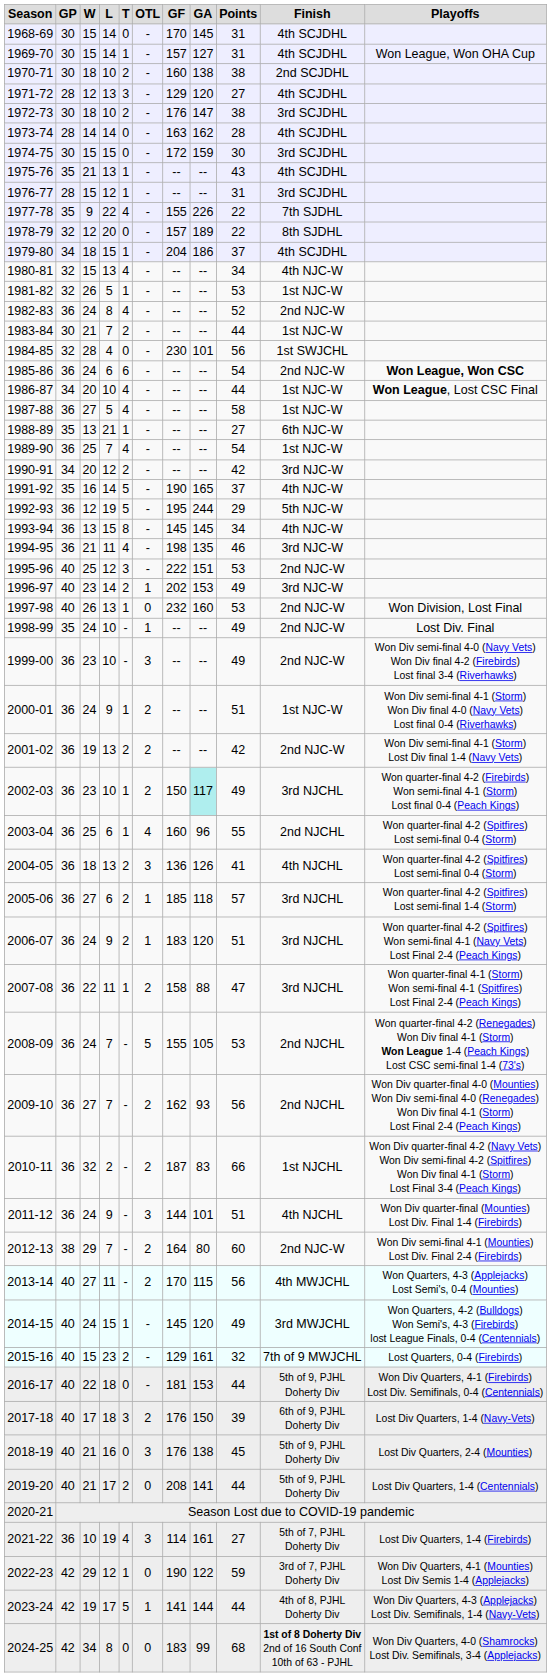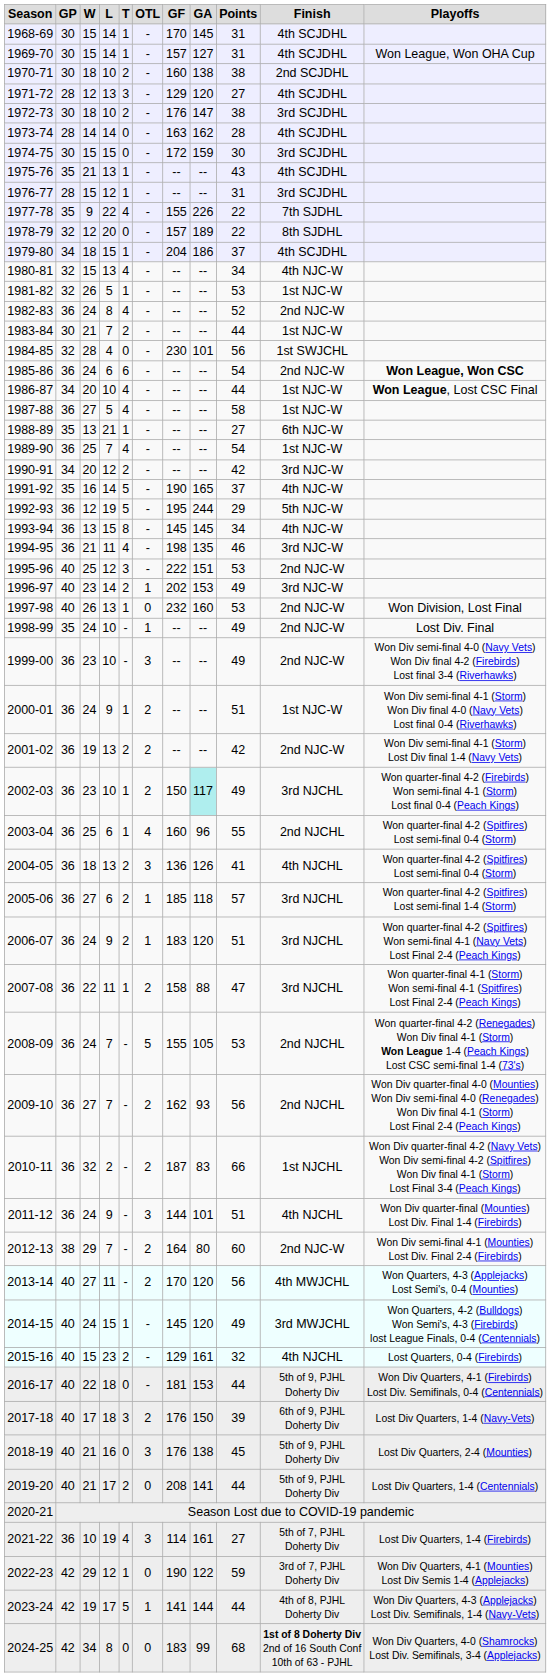(126, 34) 0 -> (126, 34) 1
(203, 1282) 115 -> (203, 1282) 120
(312, 1357) 7th of 9 MWJCHL -> (312, 1357) 4th NJCHL
